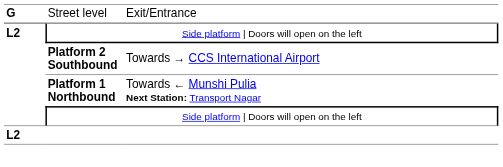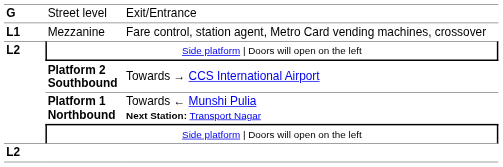+ row: (76, 32)
